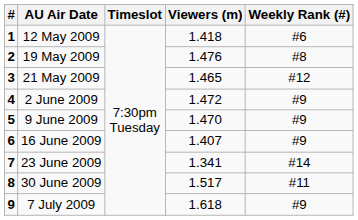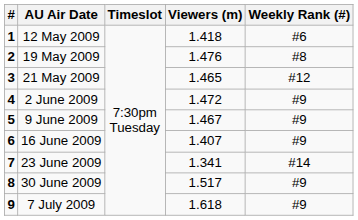(205, 120) 1.470 -> (205, 120) 1.467
(299, 183) #11 -> (299, 183) #9
